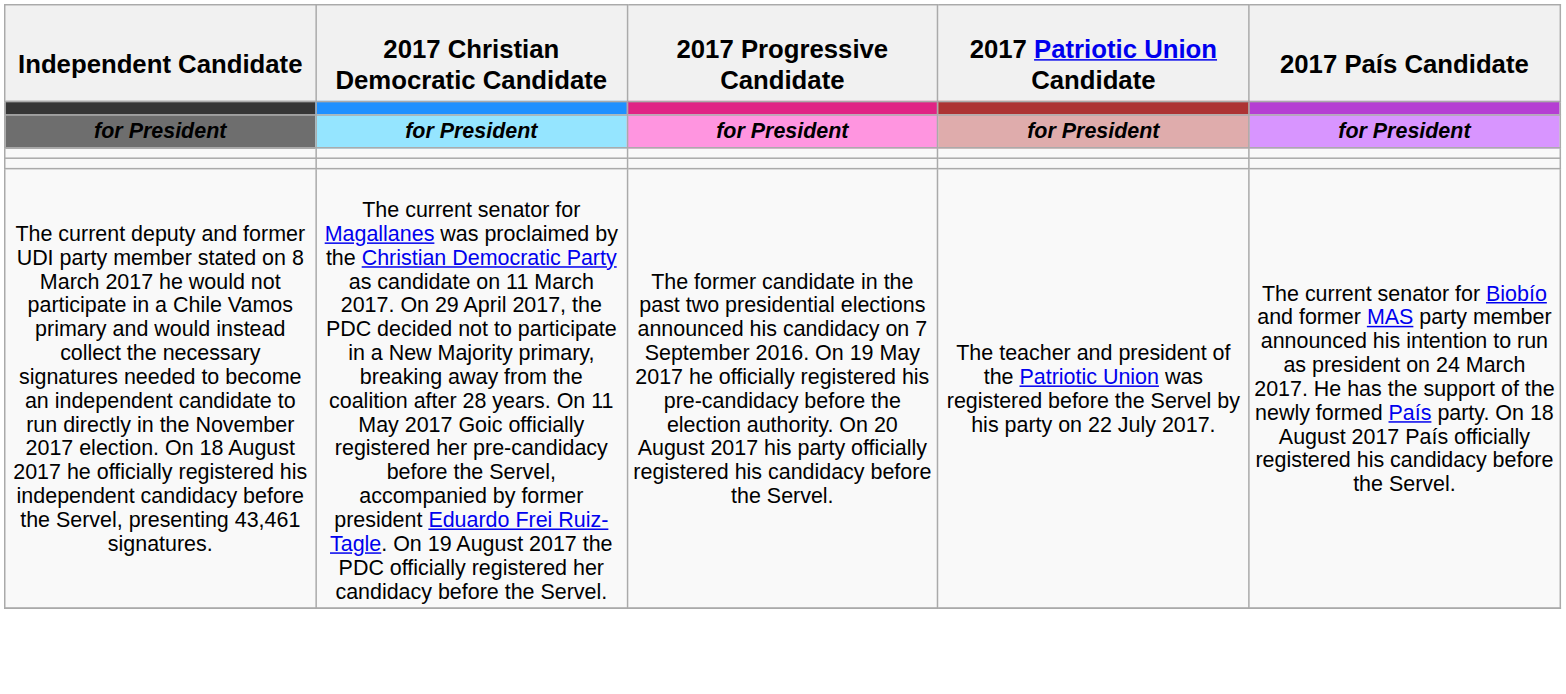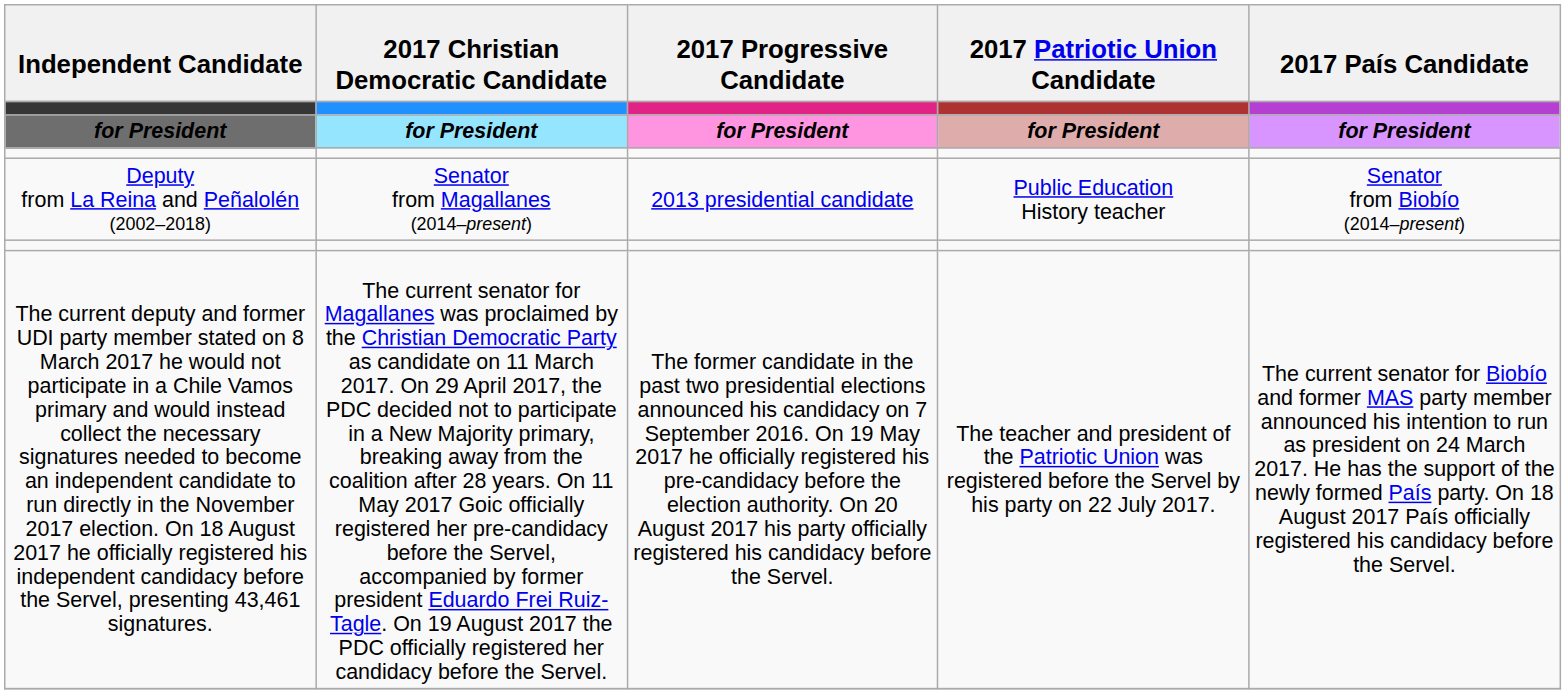+ row: (160, 199)
